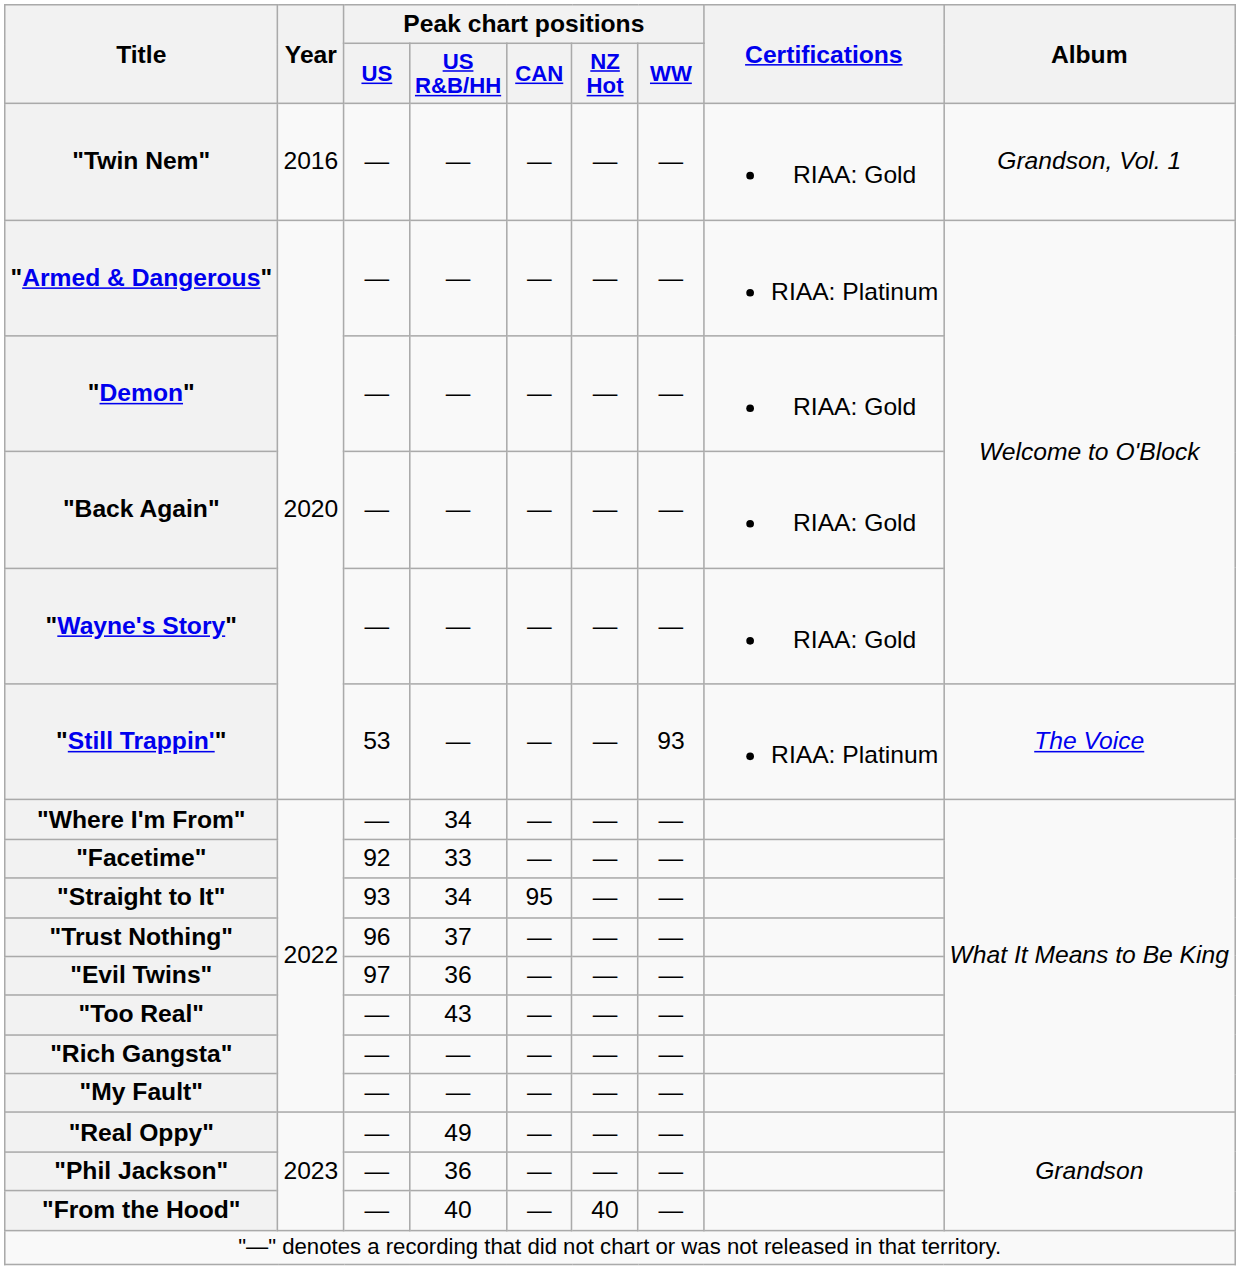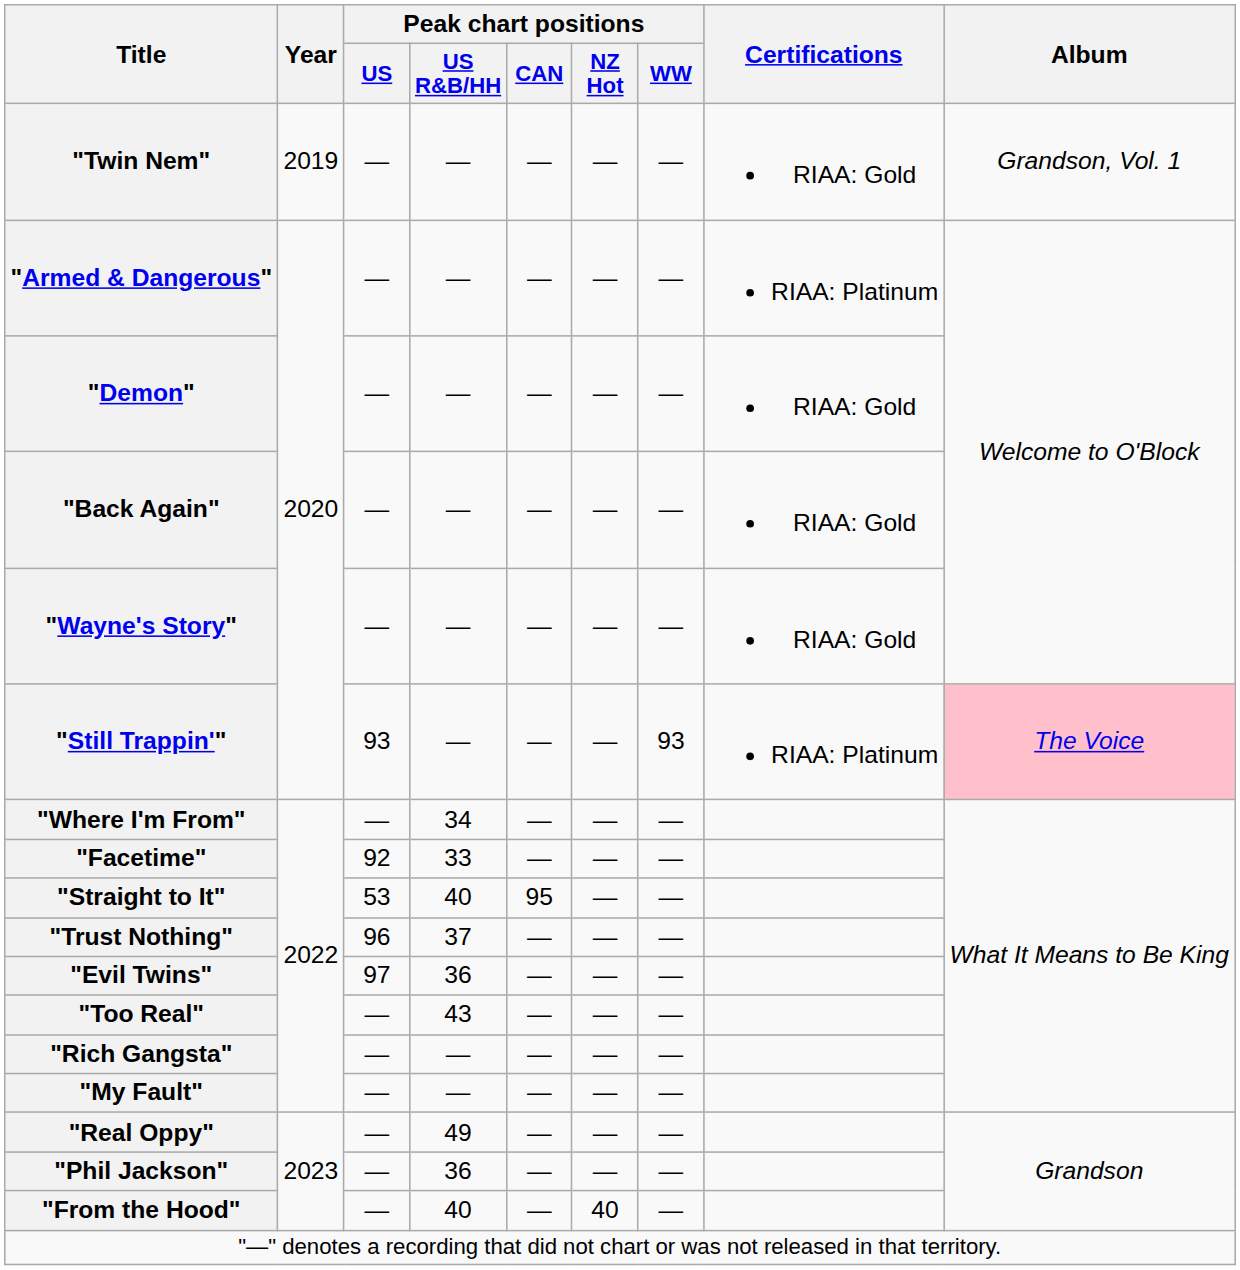(311, 161) 2016 -> (311, 161) 2019
(377, 741) 53 -> (377, 741) 93
(1089, 741) no background -> (1089, 741) pink background
(377, 897) 93 -> (377, 897) 53
(458, 897) 34 -> (458, 897) 40
